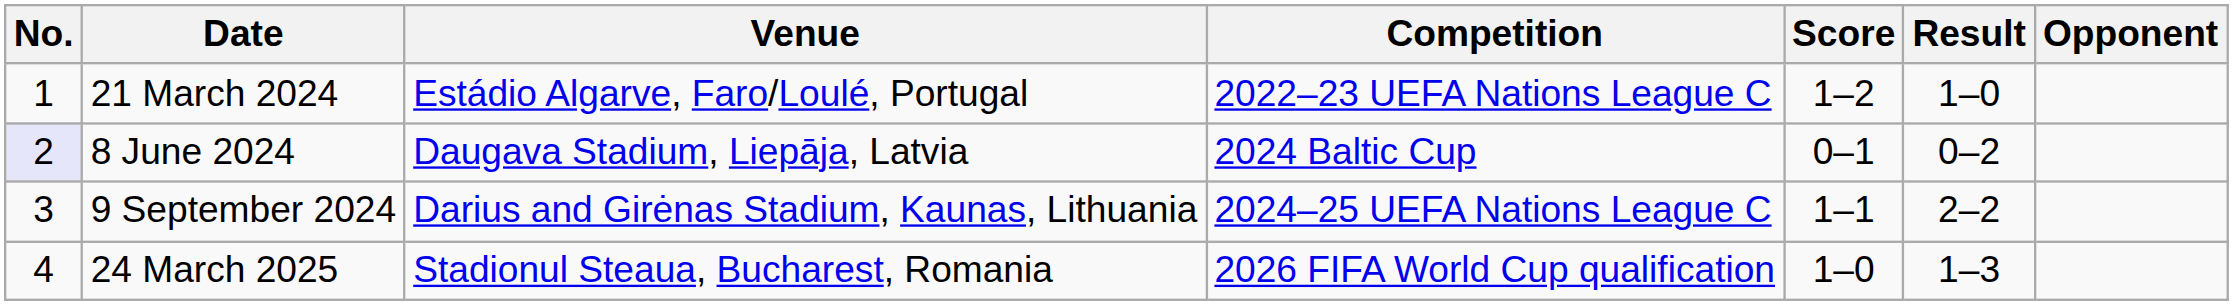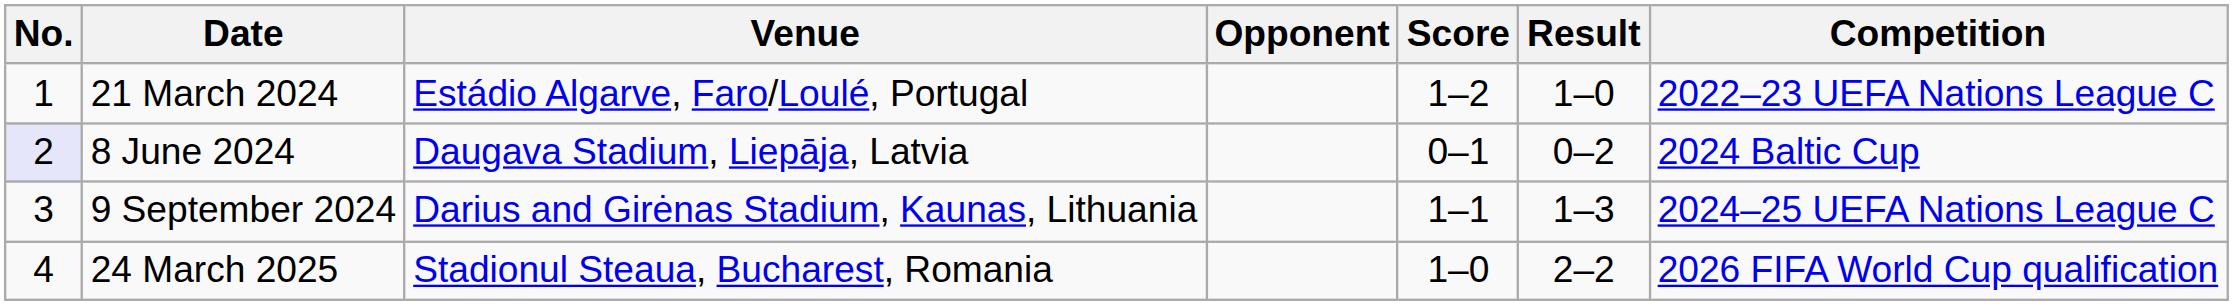columns swapped: (2131, 33) <-> (1495, 33)
(1969, 210) 2–2 -> (1584, 210) 1–3
(1969, 269) 1–3 -> (1584, 269) 2–2
